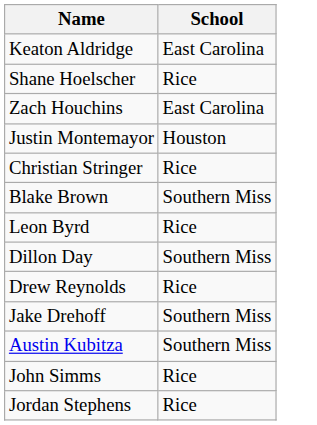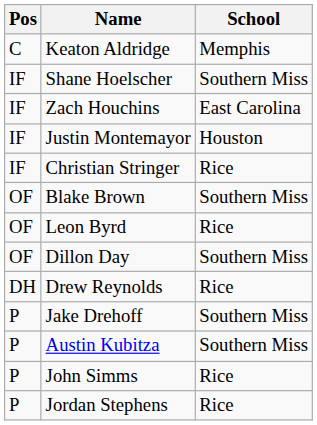+ column: (23, 19)
(213, 49) East Carolina -> (235, 49) Memphis
(180, 78) Rice -> (254, 78) Southern Miss
